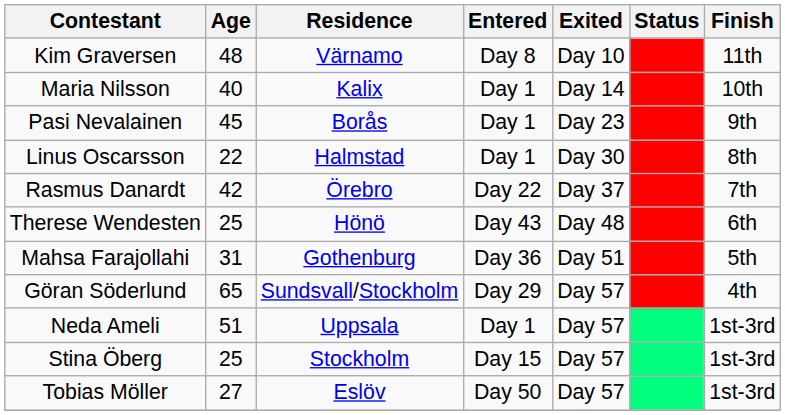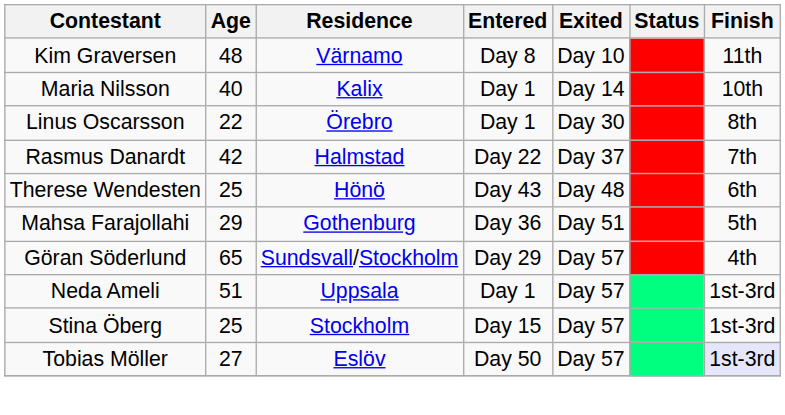- row: (105, 122)
(359, 156) Halmstad -> (359, 122) Örebro
(359, 190) Örebro -> (359, 156) Halmstad
(231, 257) 31 -> (231, 223) 29
(742, 392) no background -> (742, 358) lavender background
